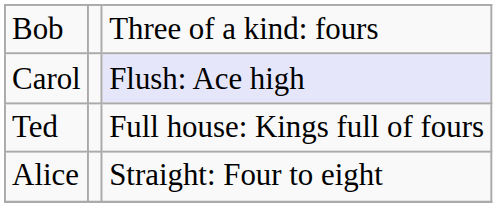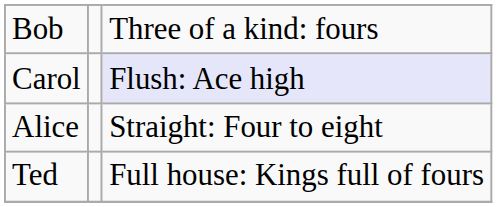rows swapped: (35, 126) <-> (46, 175)
